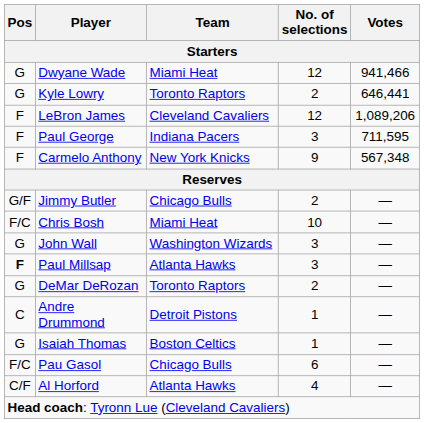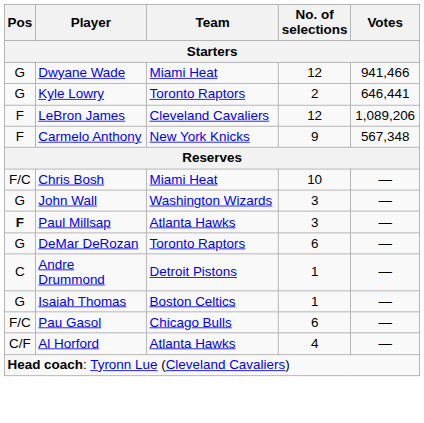- row: (76, 136)
- row: (77, 200)
(315, 286) 2 -> (315, 243) 6
